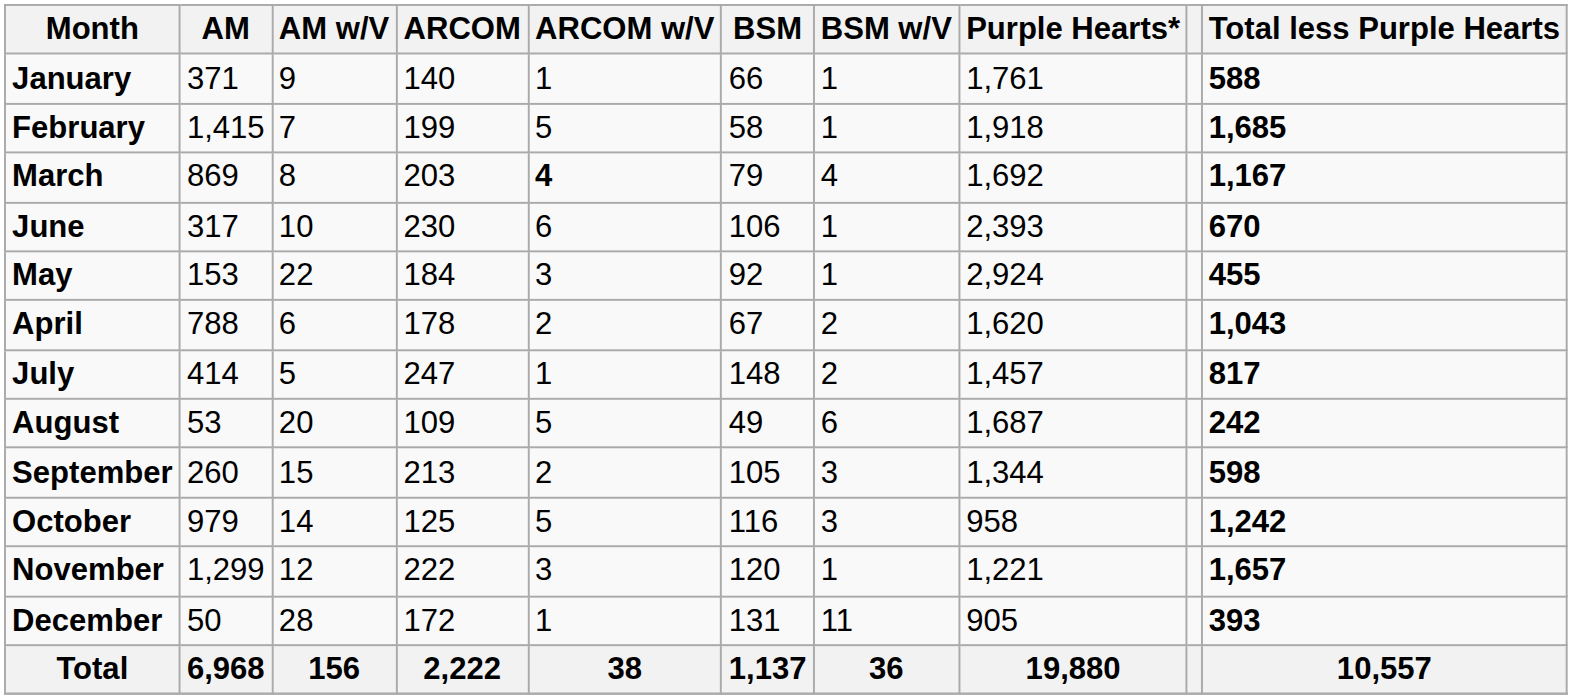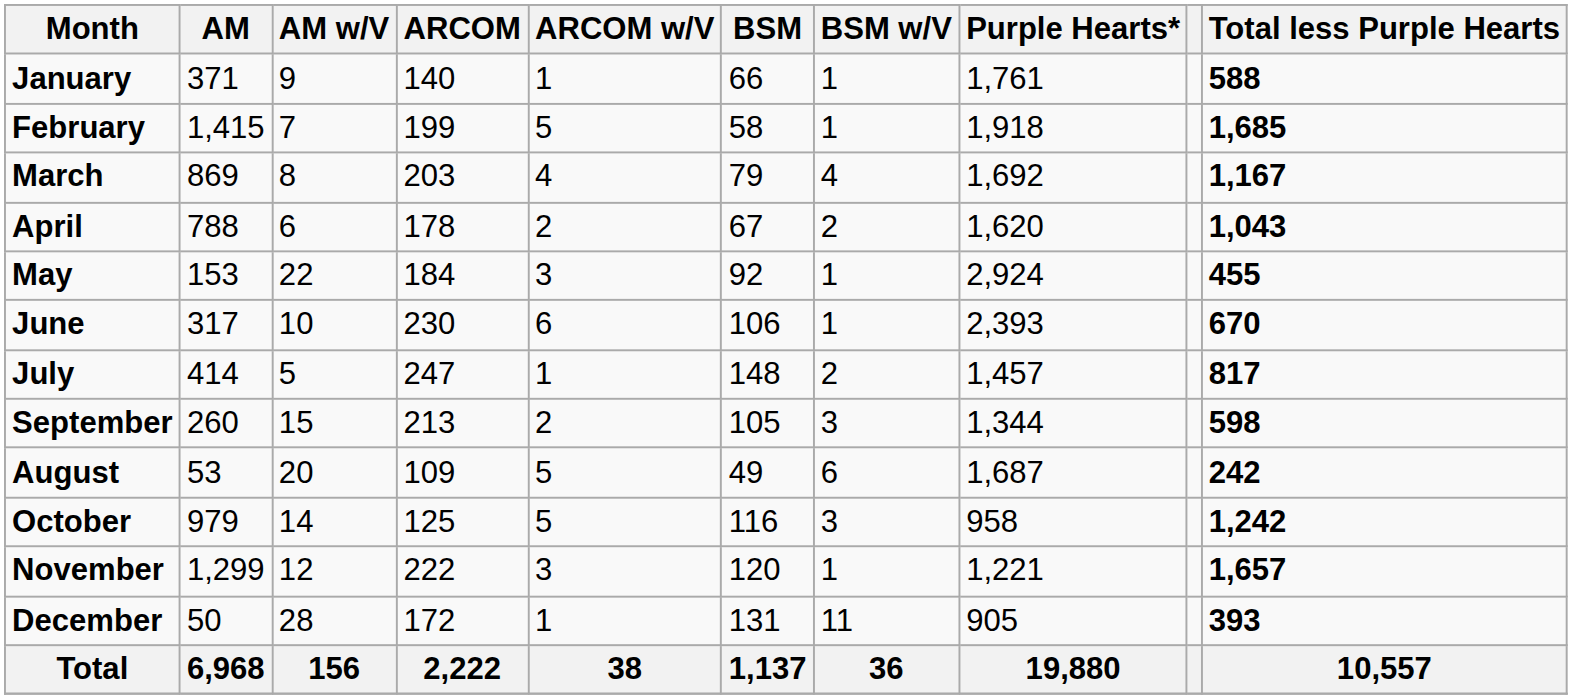(544, 176) bold -> (544, 176) normal
rows swapped: (47, 324) <-> (48, 226)
rows swapped: (66, 422) <-> (92, 472)
